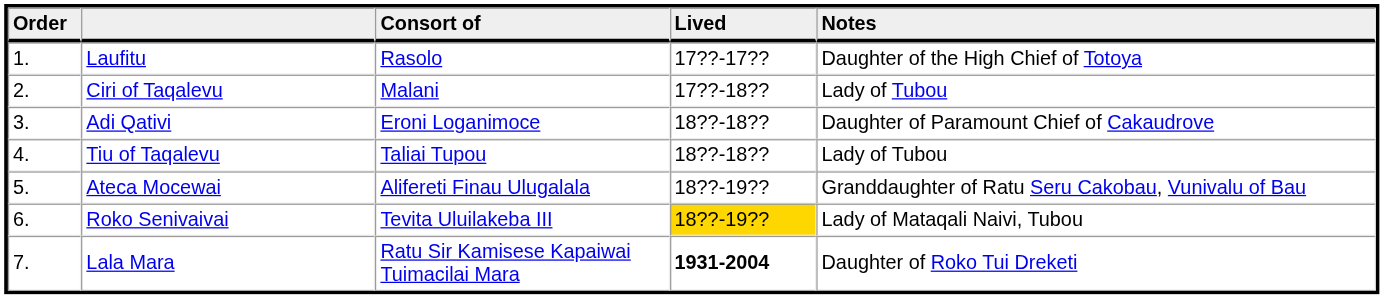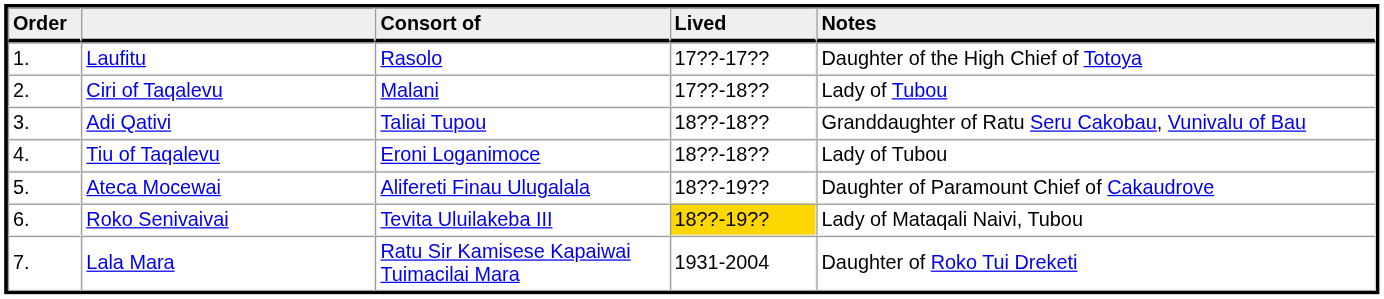(460, 122) Eroni Loganimoce -> (433, 122) Taliai Tupou
(1018, 122) Daughter of Paramount Chief of Cakaudrove -> (1064, 122) Granddaughter of Ratu Seru Cakobau, Vunivalu of Bau
(433, 155) Taliai Tupou -> (460, 155) Eroni Loganimoce
(1064, 187) Granddaughter of Ratu Seru Cakobau, Vunivalu of Bau -> (1018, 187) Daughter of Paramount Chief of Cakaudrove
(722, 263) bold -> (722, 263) normal
